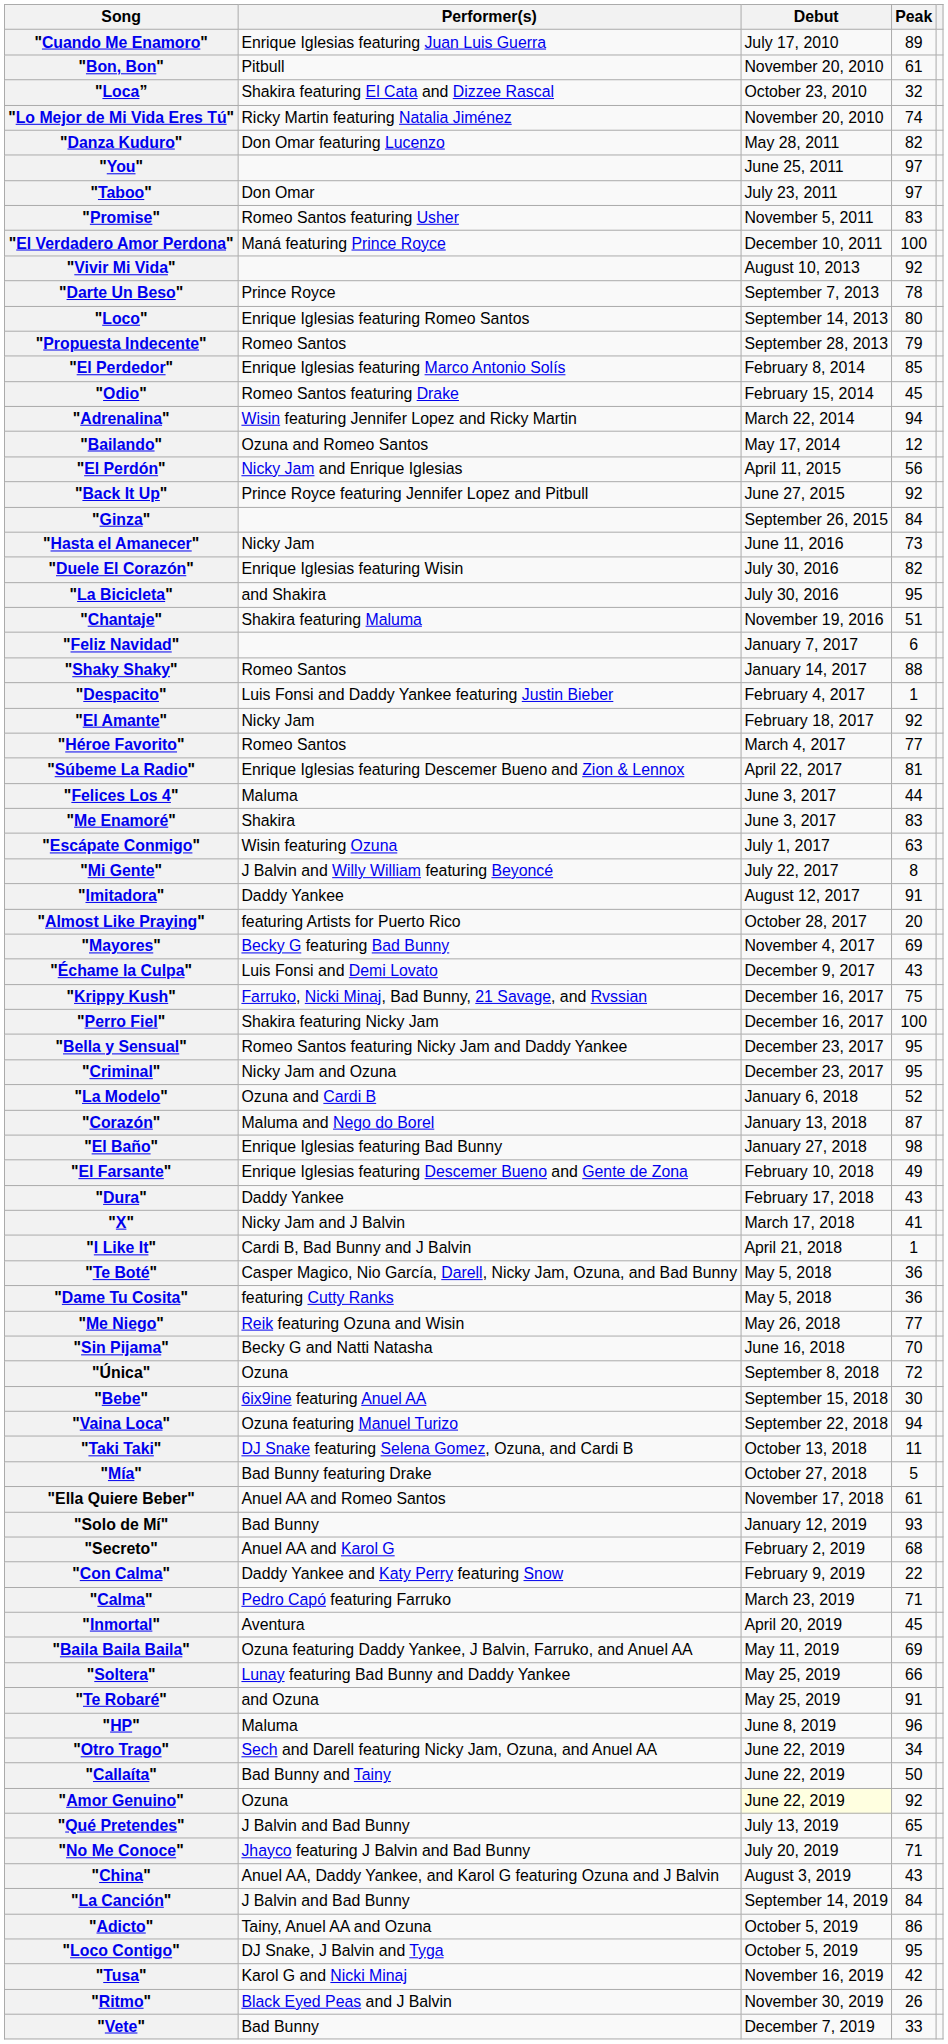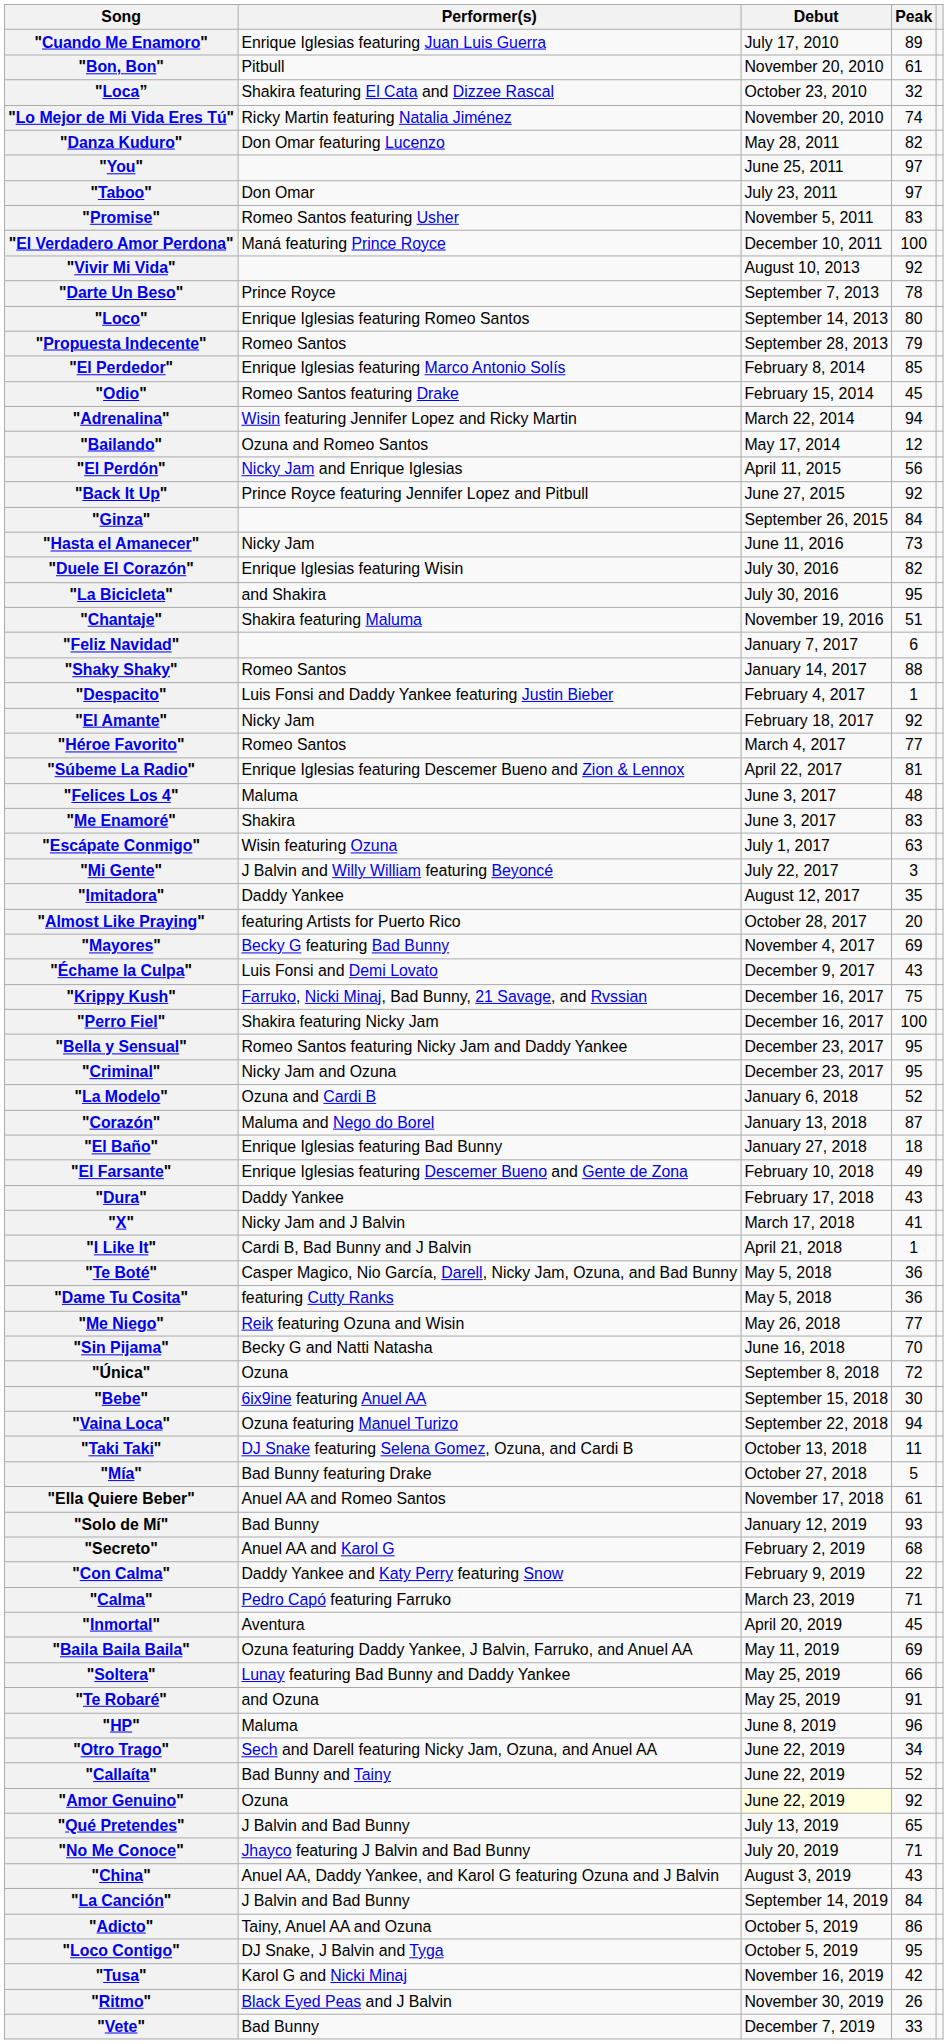(914, 795) 44 -> (914, 795) 48
(914, 871) 8 -> (914, 871) 3
(914, 896) 91 -> (914, 896) 35
(914, 1147) 98 -> (914, 1147) 18
(914, 1775) 50 -> (914, 1775) 52
